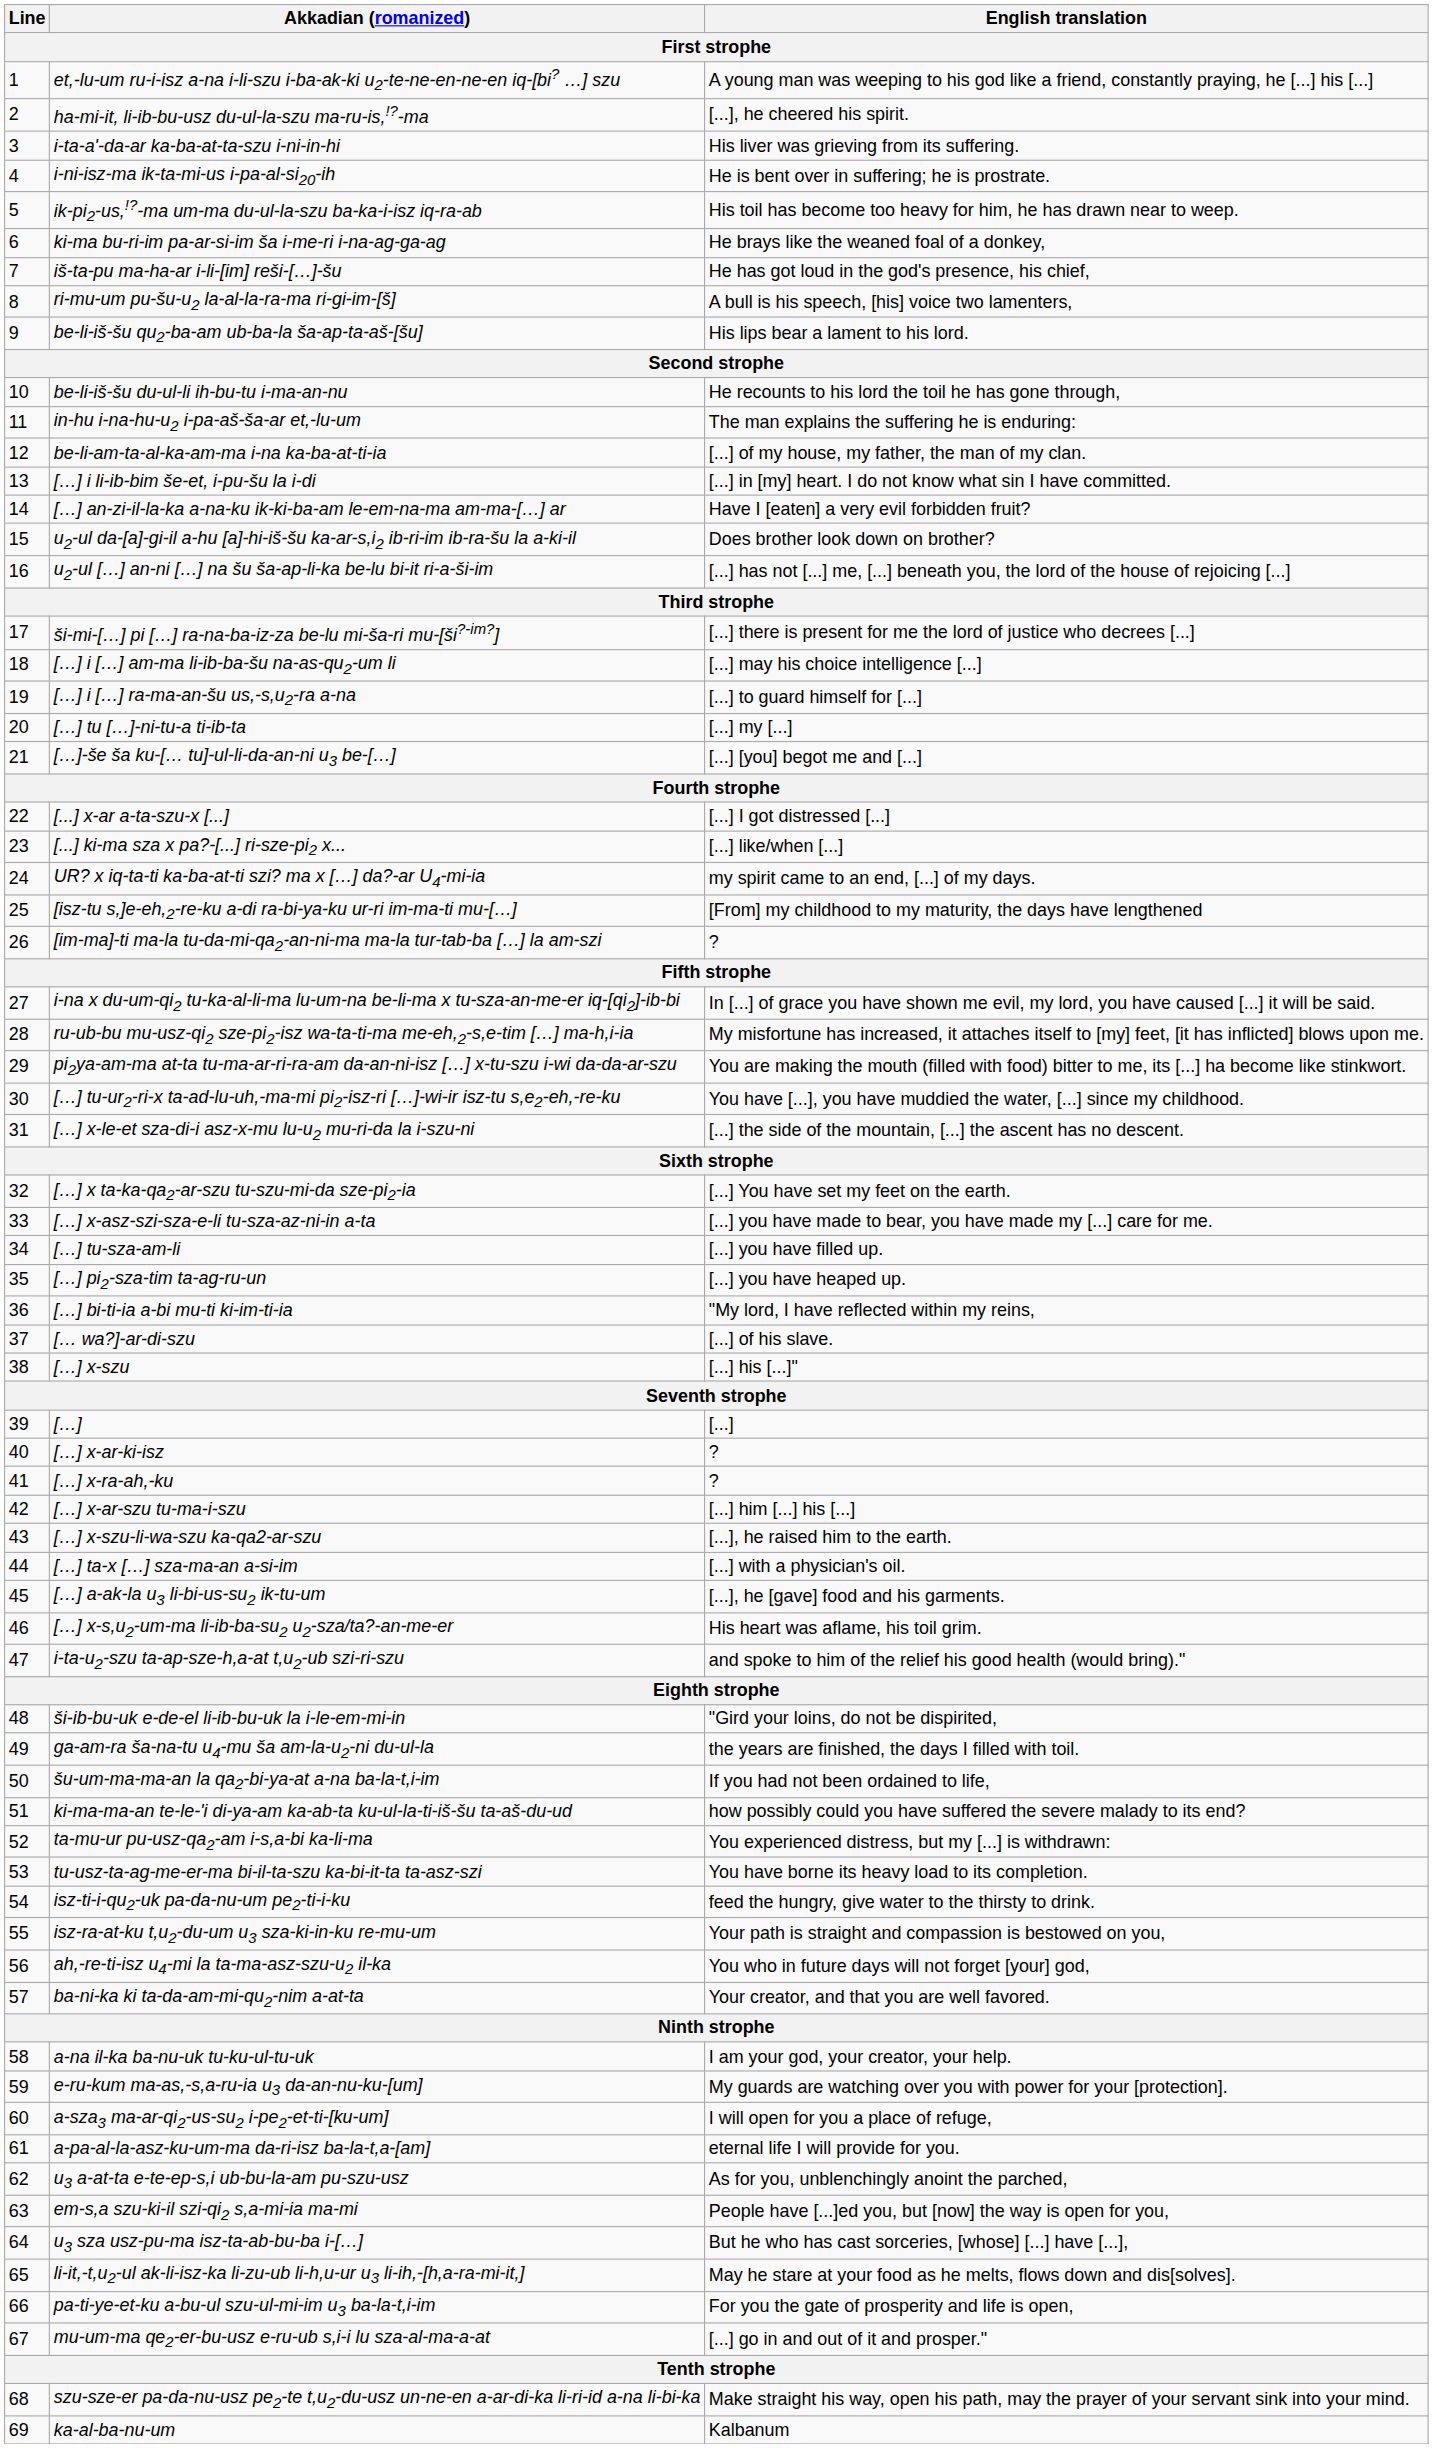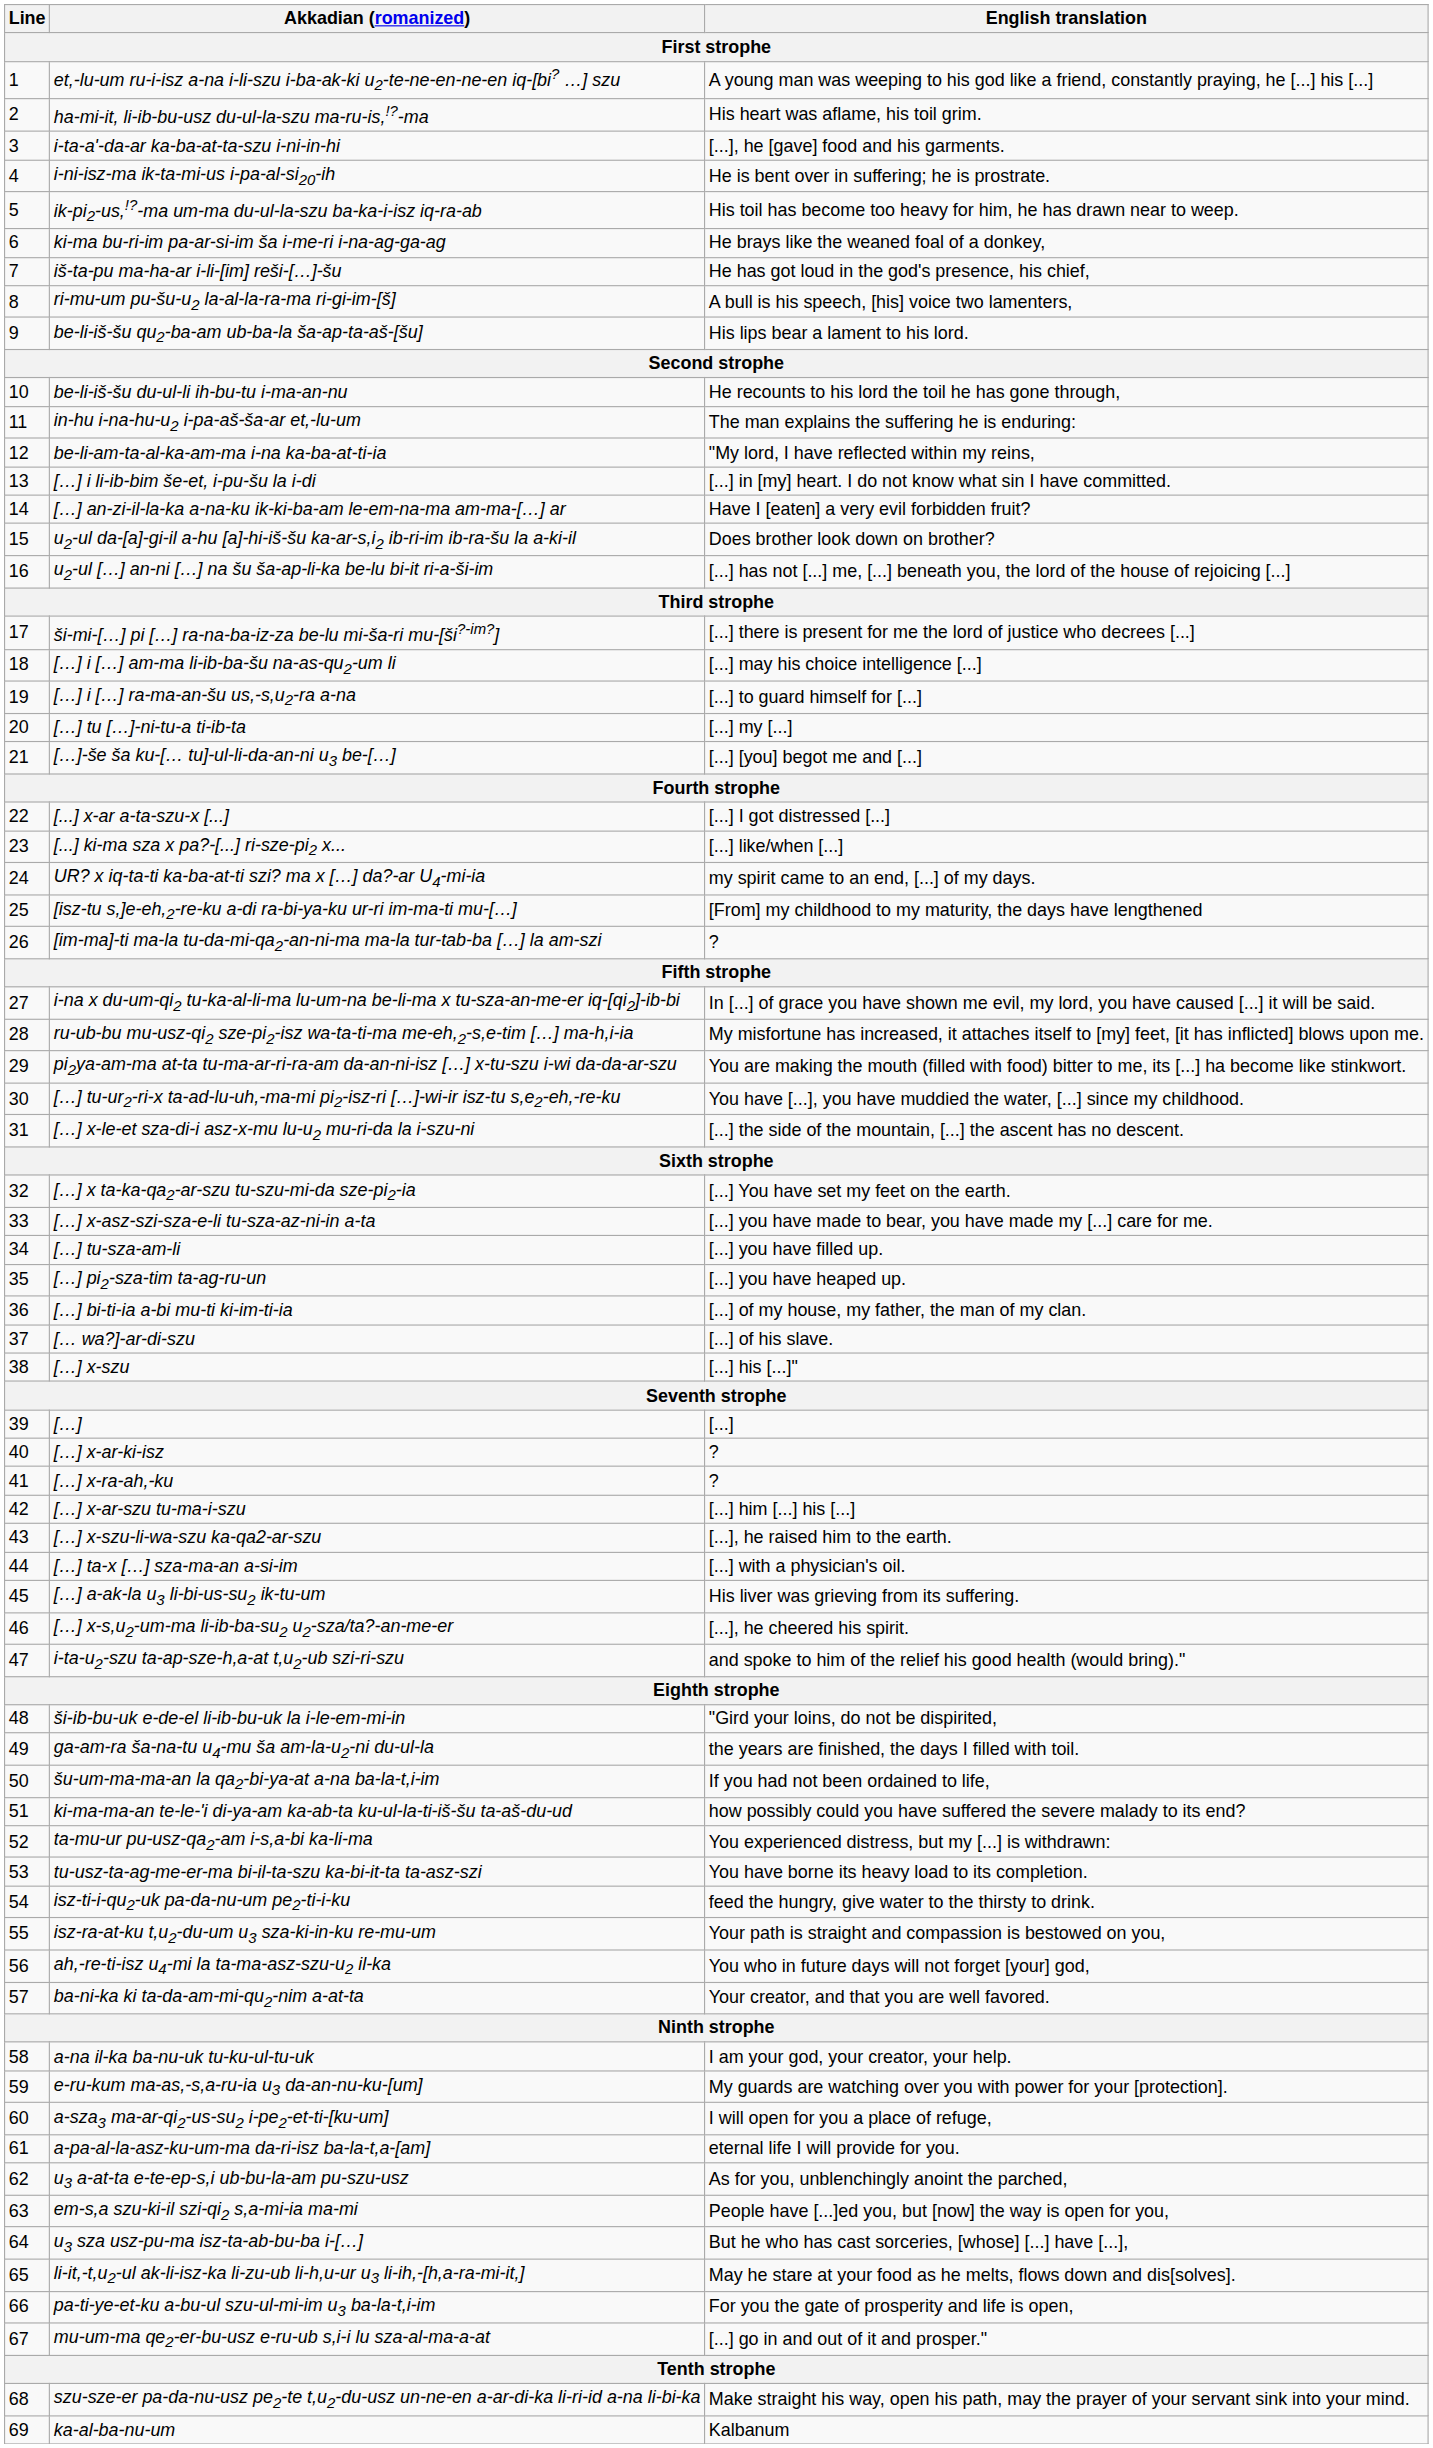(809, 114) [...], he cheered his spirit. -> (845, 114) His heart was aflame, his toil grim.
(864, 145) His liver was grieving from its suffering. -> (857, 145) [...], he [gave] food and his garments.
(898, 452) [...] of my house, my father, the man of my clan. -> (872, 452) "My lord, I have reflected within my reins,
(872, 1310) "My lord, I have reflected within my reins, -> (898, 1310) [...] of my house, my father, the man of my clan.
(857, 1596) [...], he [gave] food and his garments. -> (864, 1596) His liver was grieving from its suffering.
(845, 1628) His heart was aflame, his toil grim. -> (809, 1628) [...], he cheered his spirit.
